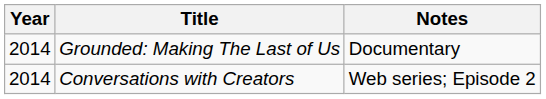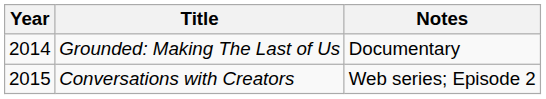(30, 78) 2014 -> (30, 78) 2015
